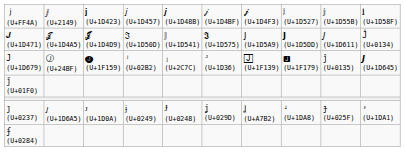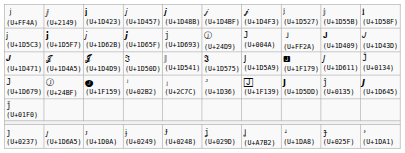+ row: (24, 40)
(301, 40) 𝗝 (U+1D5DD) -> (301, 63) 🅹 (U+1F179)
(301, 63) 🅹 (U+1F179) -> (301, 87) 𝗝 (U+1D5DD)
- row: (22, 136)
